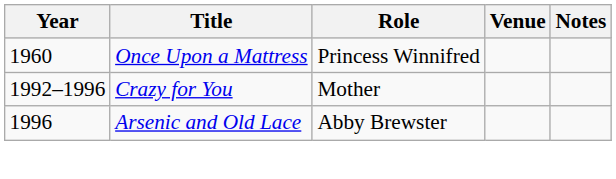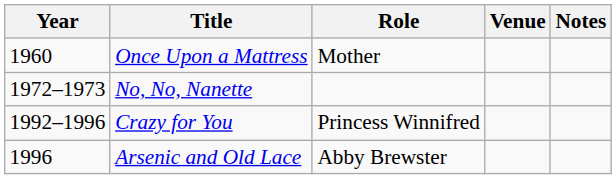(399, 55) Princess Winnifred -> (349, 55) Mother
+ row: (184, 88)
(349, 88) Mother -> (399, 122) Princess Winnifred
